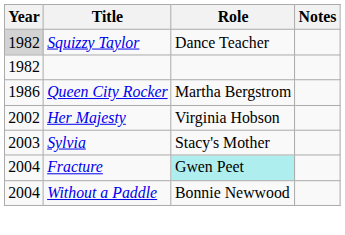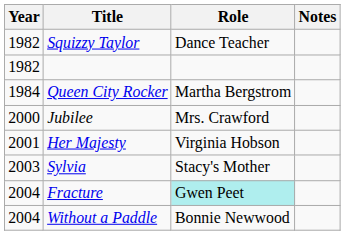(24, 42) lightgrey background -> (24, 42) no background
(24, 92) 1986 -> (24, 92) 1984
+ row: (70, 117)
(24, 117) 2002 -> (24, 142) 2001
